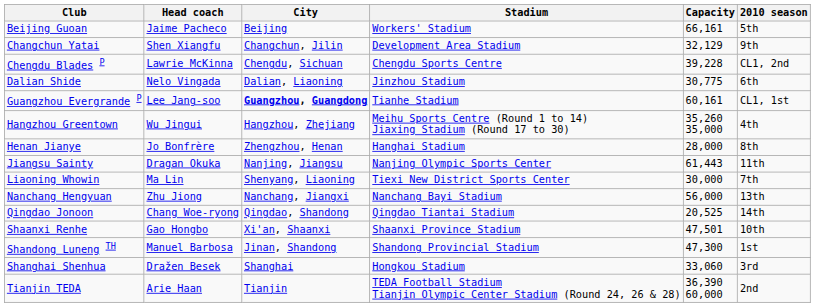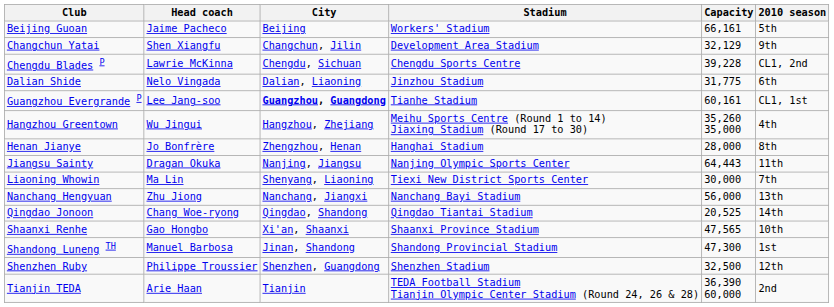(704, 83) 30,775 -> (723, 83) 31,775
(704, 164) 61,443 -> (723, 164) 64,443
(704, 230) 47,501 -> (723, 230) 47,565
- row: (56, 267)
+ row: (47, 267)
